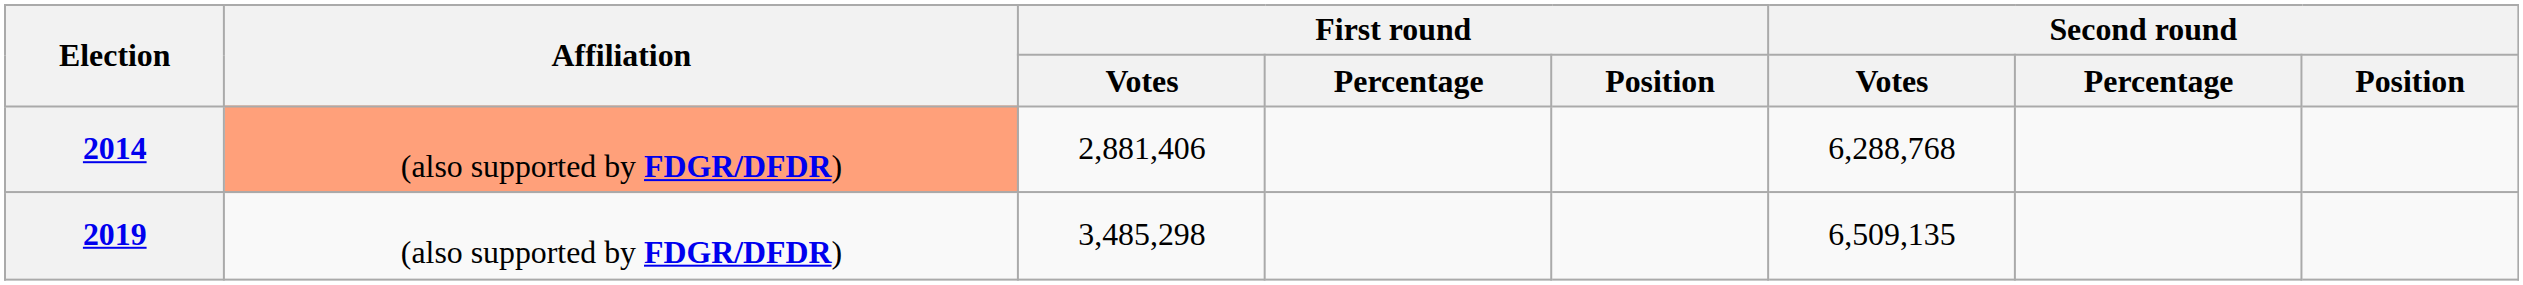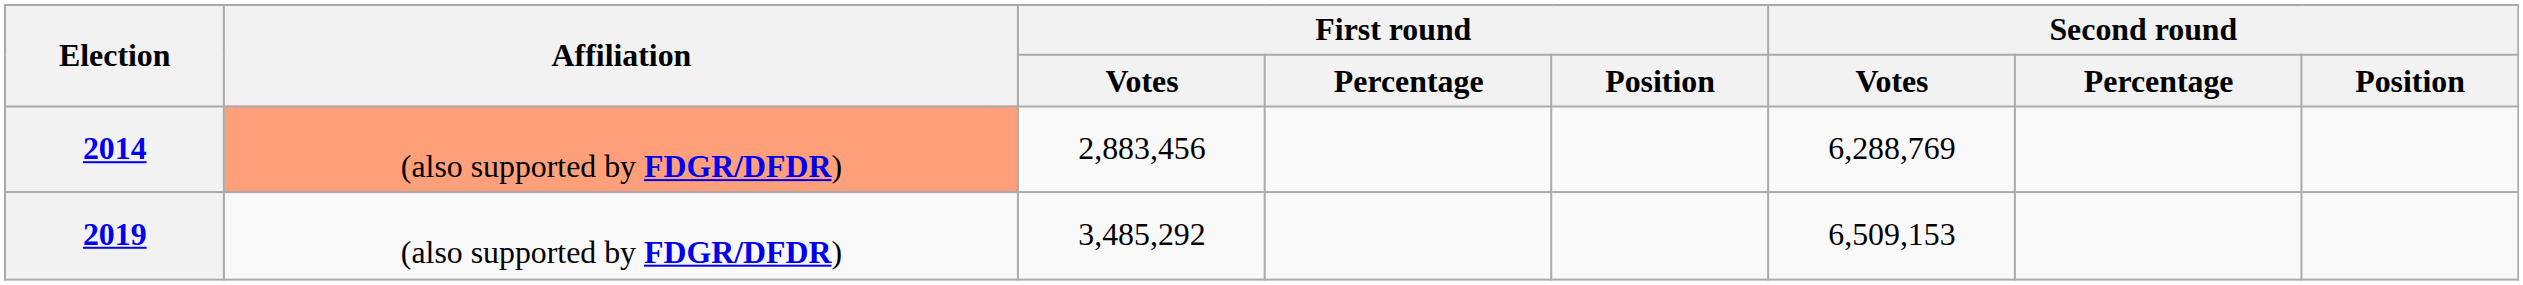(1142, 148) 2,881,406 -> (1142, 148) 2,883,456
(1892, 148) 6,288,768 -> (1892, 148) 6,288,769
(1142, 234) 3,485,298 -> (1142, 234) 3,485,292
(1892, 234) 6,509,135 -> (1892, 234) 6,509,153
